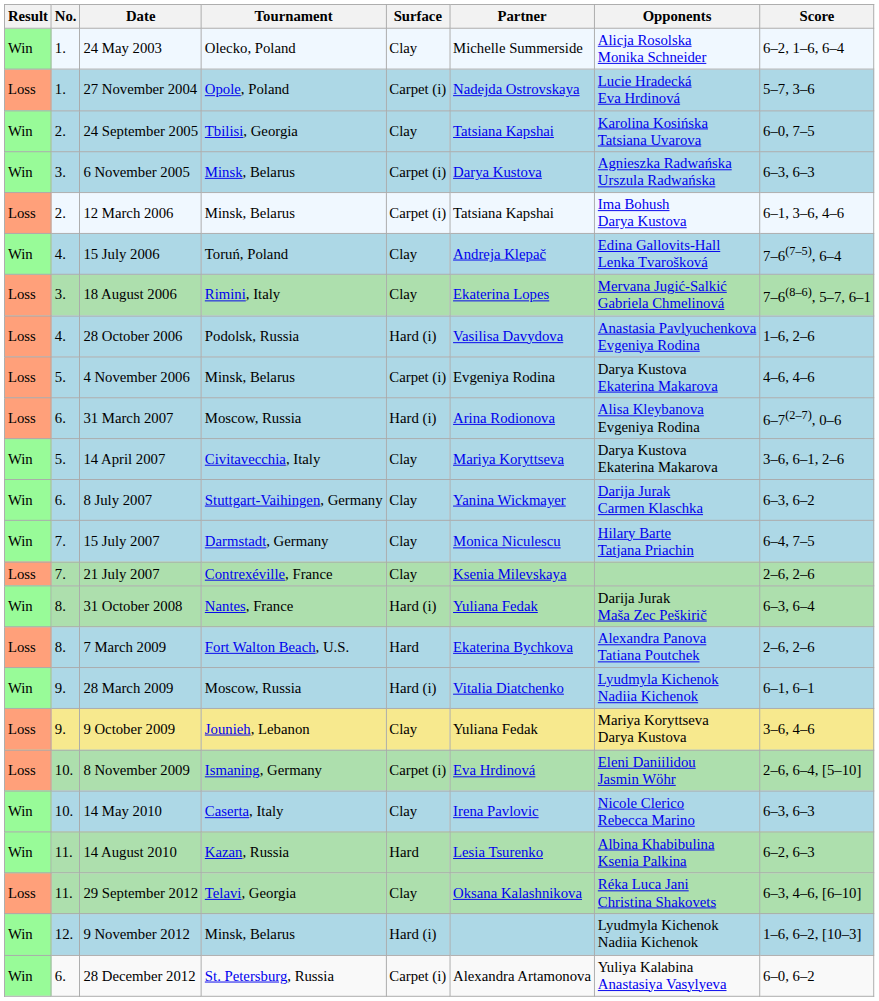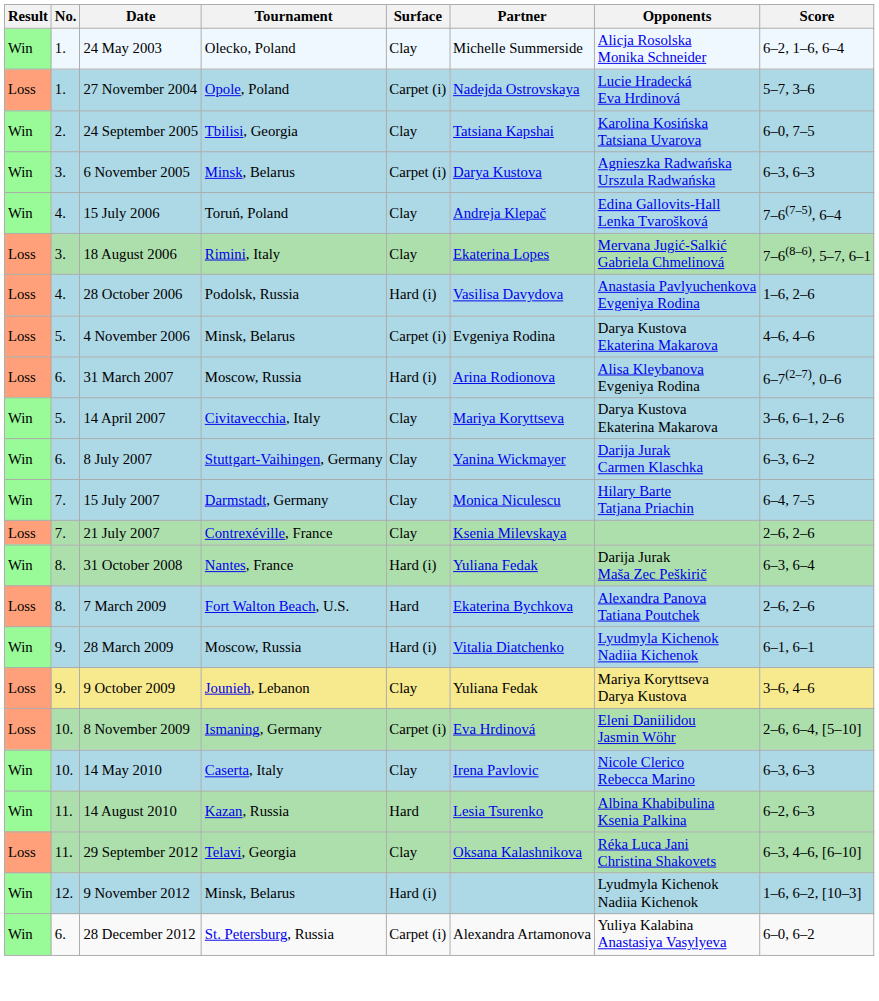- row: (128, 212)
